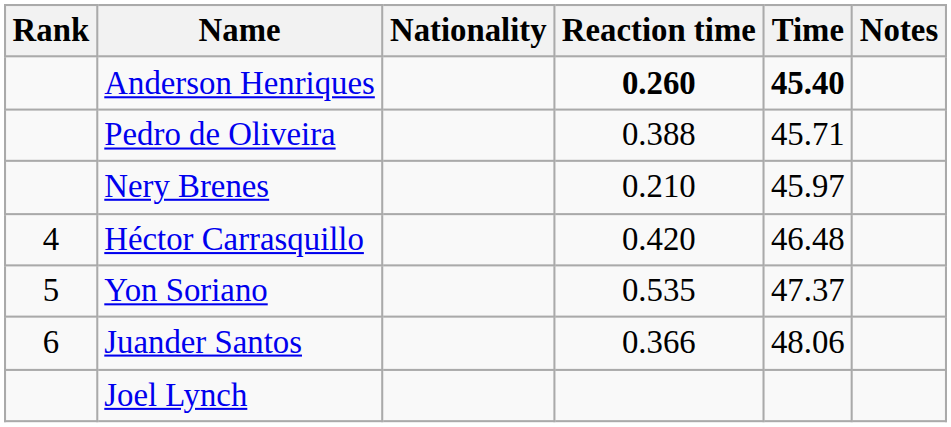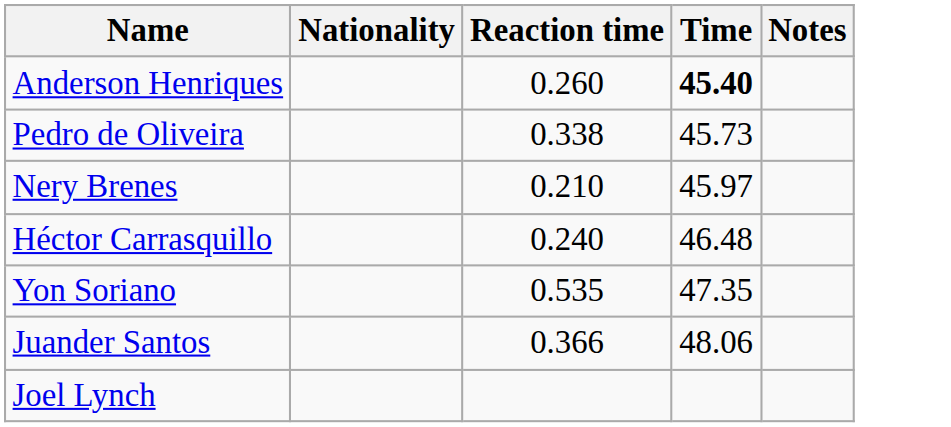- column: (51, 30)
(659, 82) bold -> (567, 82) normal
(659, 134) 0.388 -> (567, 134) 0.338
(808, 134) 45.71 -> (716, 134) 45.73
(659, 238) 0.420 -> (567, 238) 0.240
(808, 290) 47.37 -> (716, 290) 47.35
